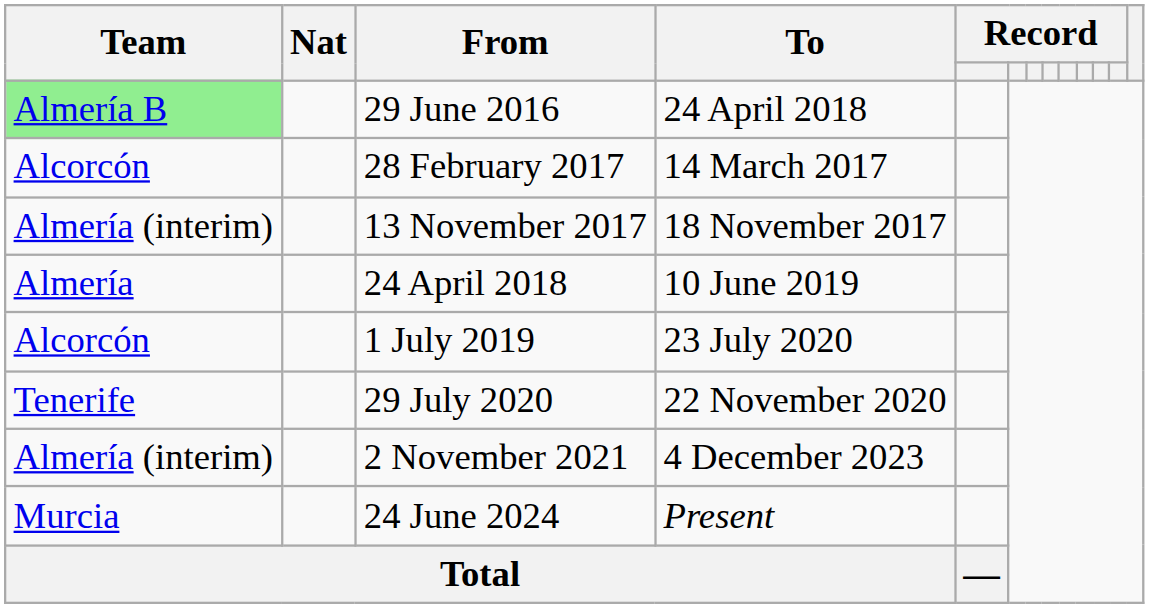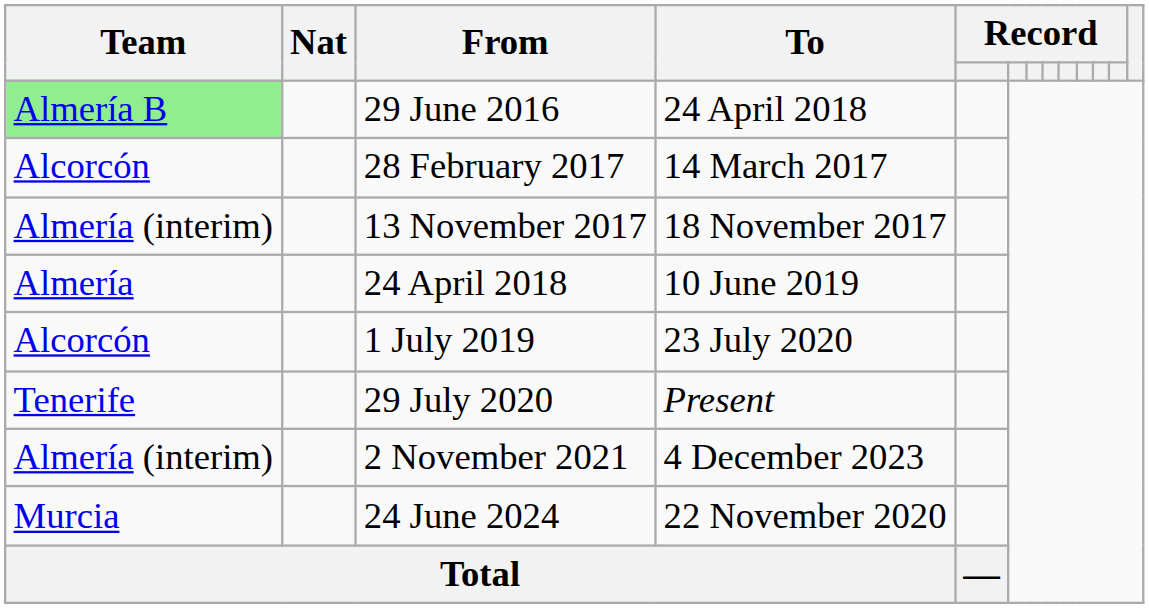(805, 399) 22 November 2020 -> (719, 399) Present
(719, 515) Present -> (805, 515) 22 November 2020
